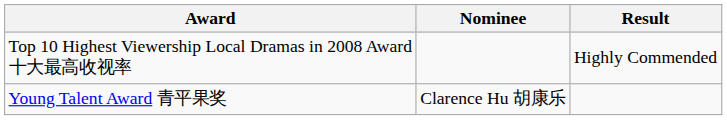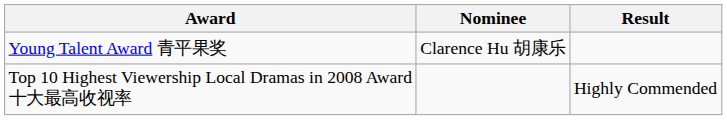rows swapped: (118, 98) <-> (210, 56)
